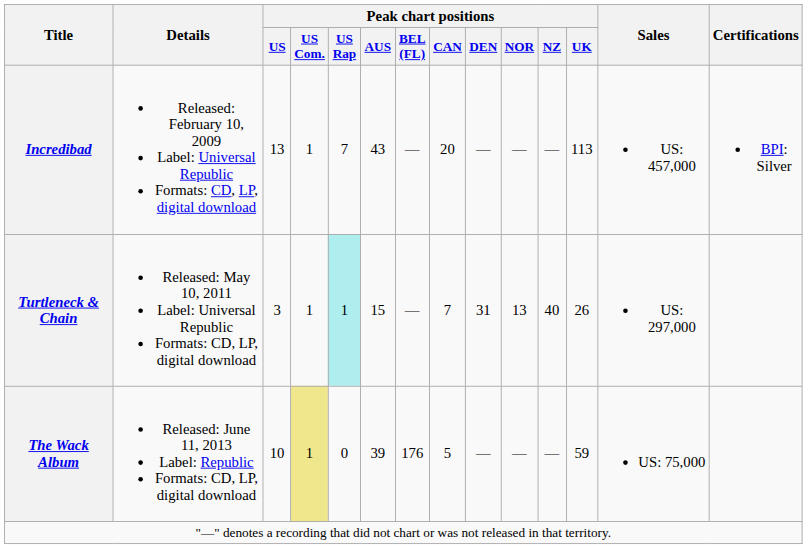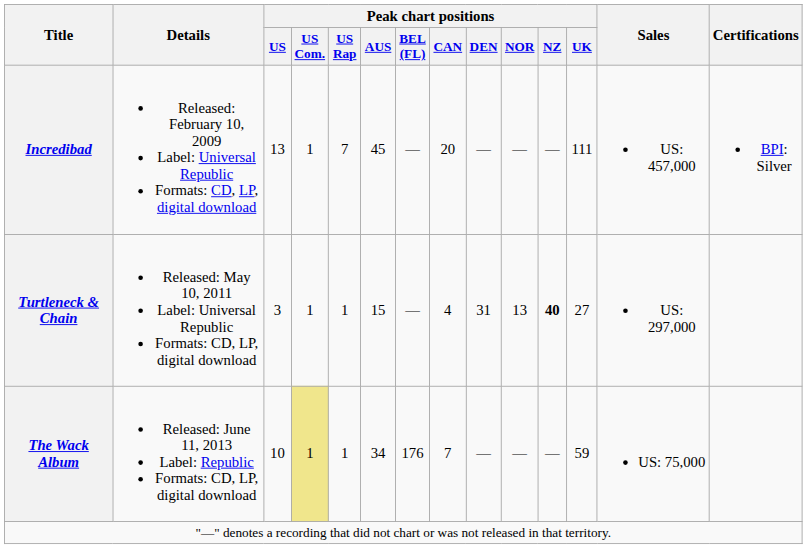(378, 149) 43 -> (378, 149) 45
(582, 149) 113 -> (582, 149) 111
(344, 310) paleturquoise background -> (345, 310) no background
(447, 310) 7 -> (448, 310) 4
(552, 310) normal -> (552, 310) bold
(582, 310) 26 -> (582, 310) 27
(344, 453) 0 -> (345, 453) 1
(378, 453) 39 -> (378, 453) 34
(447, 453) 5 -> (448, 453) 7
